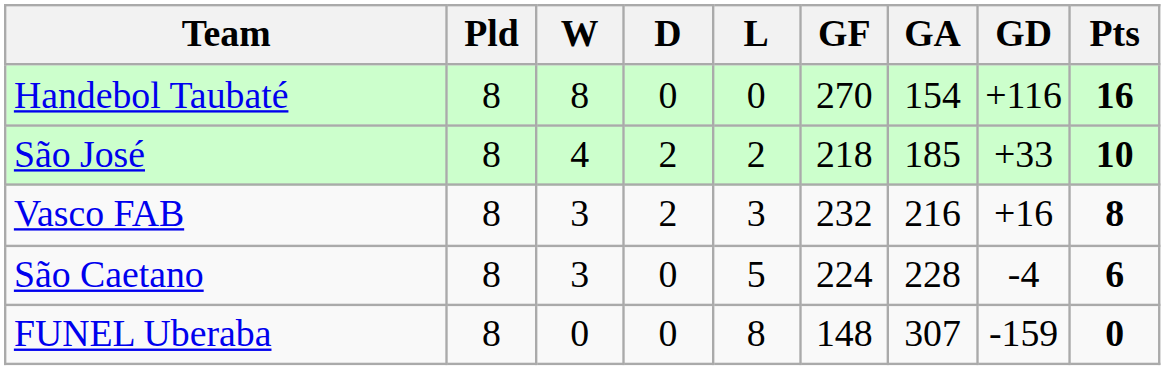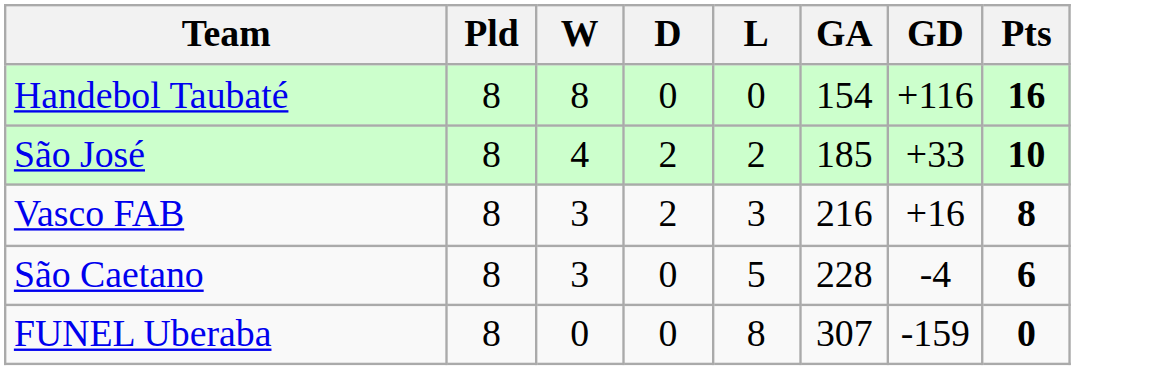- column: (844, 34)
